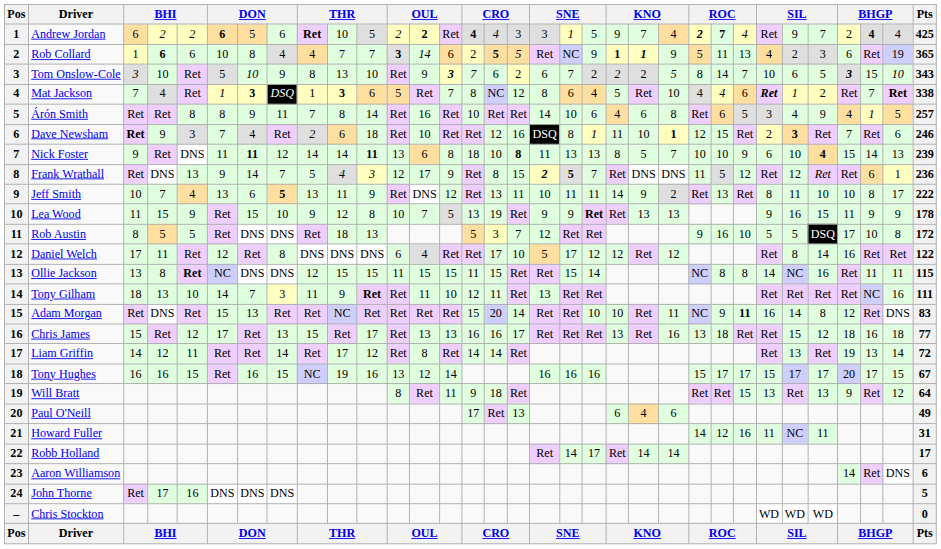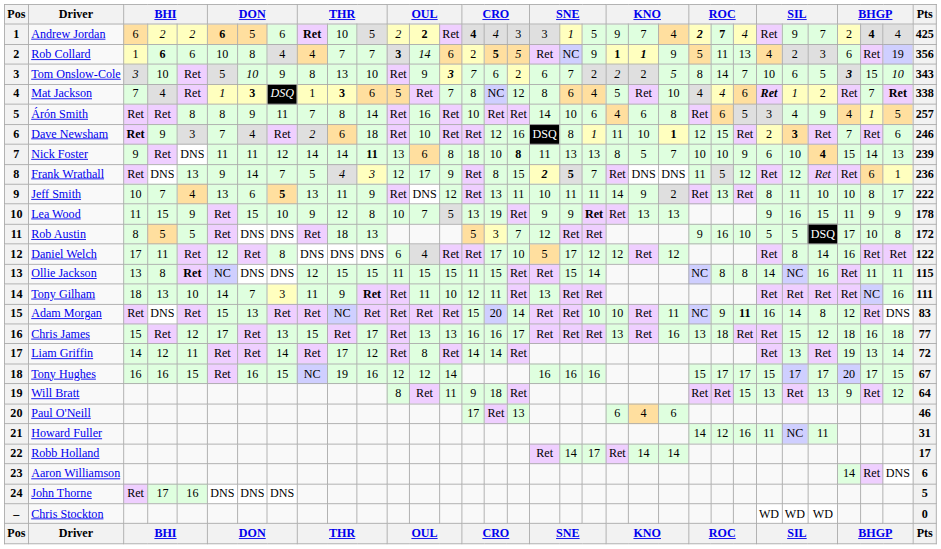(925, 54) 365 -> (925, 54) 356
(252, 153) bold -> (252, 153) normal
(398, 373) 13 -> (398, 373) 12
(925, 413) 49 -> (925, 413) 46
